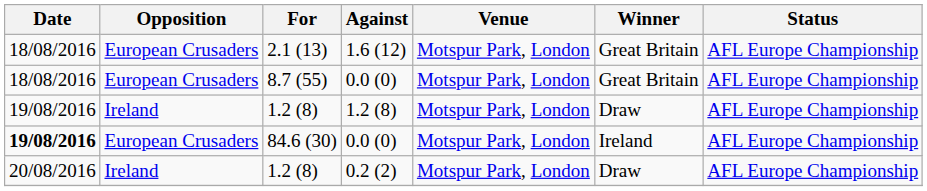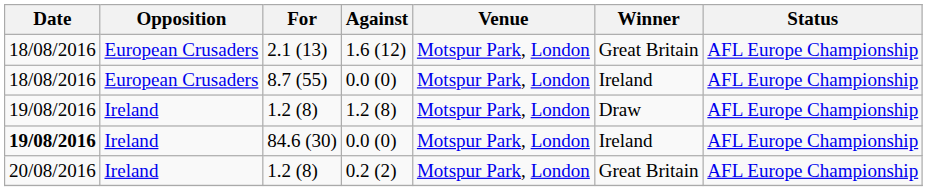(649, 79) Great Britain -> (626, 79) Ireland
(181, 140) European Crusaders -> (131, 140) Ireland
(620, 170) Draw -> (649, 170) Great Britain
